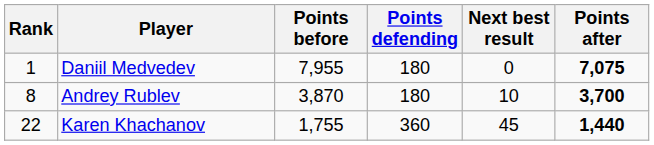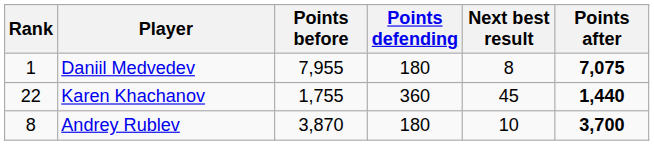(509, 67) 0 -> (509, 67) 8
rows swapped: (121, 96) <-> (133, 125)
